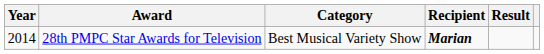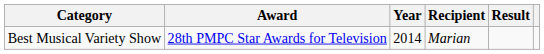columns swapped: (22, 15) <-> (345, 15)
(450, 37) bold -> (449, 37) normal
